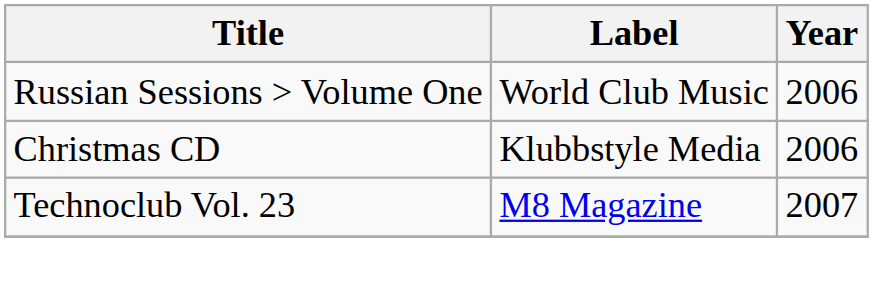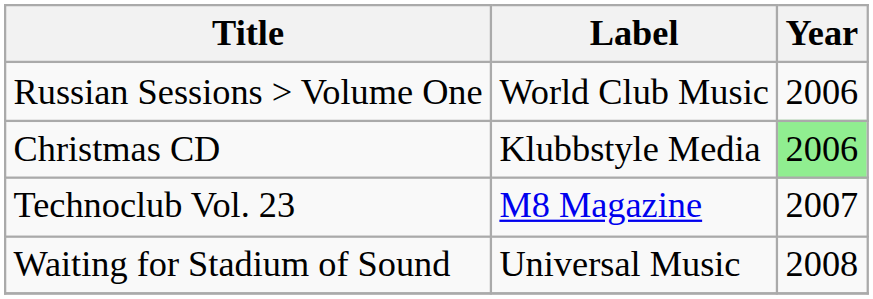(822, 148) no background -> (822, 148) lightgreen background
+ row: (232, 263)
